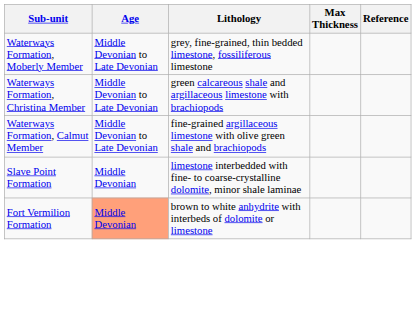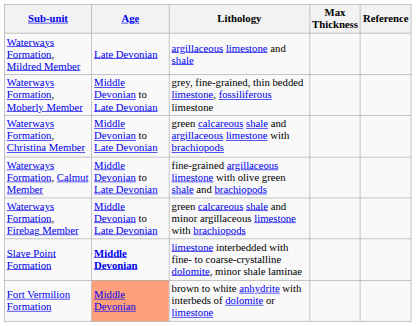+ row: (44, 54)
+ row: (43, 218)
(115, 177) normal -> (116, 259) bold
